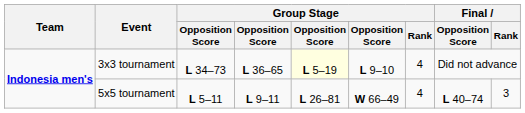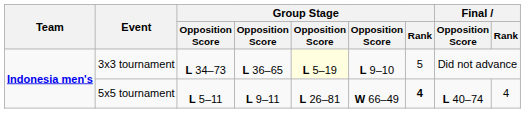(420, 64) 4 -> (420, 64) 5
(420, 93) normal -> (420, 93) bold
(506, 93) 3 -> (506, 93) 4
